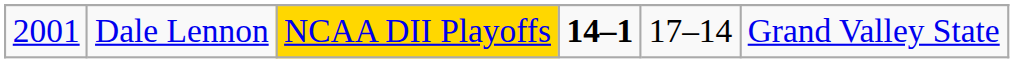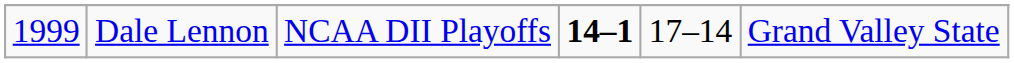(46, 31) 2001 -> (46, 31) 1999
(418, 31) gold background -> (418, 31) no background
